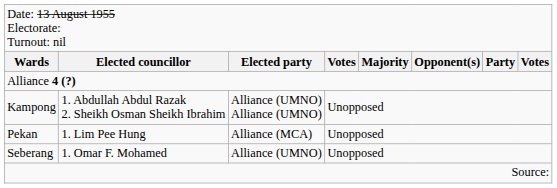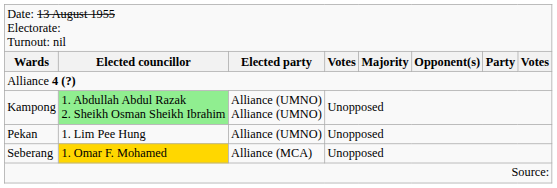(143, 107) no background -> (143, 107) lightgreen background
(272, 134) Alliance (MCA) -> (276, 134) Alliance (UMNO)
(114, 153) no background -> (114, 153) gold background
(276, 153) Alliance (UMNO) -> (272, 153) Alliance (MCA)
